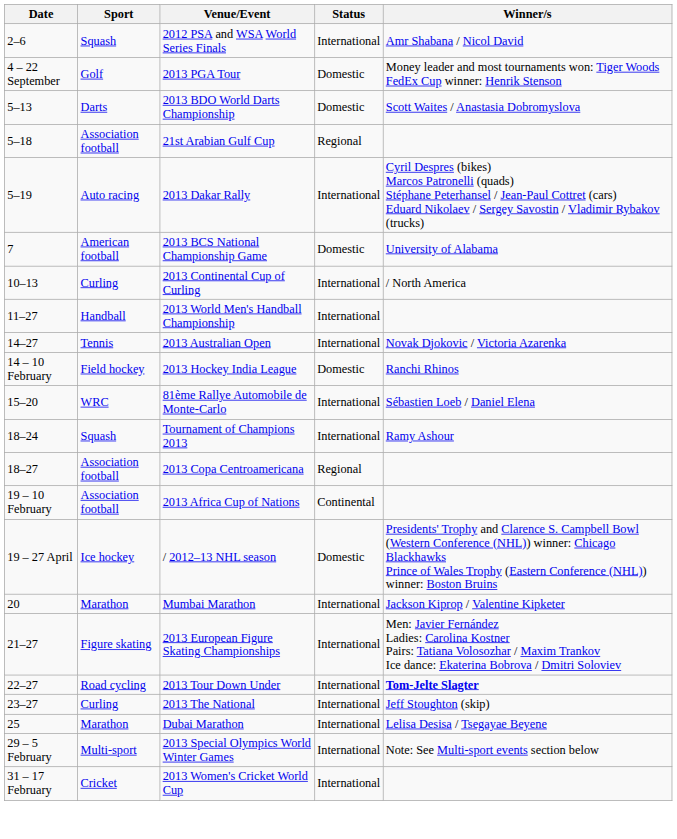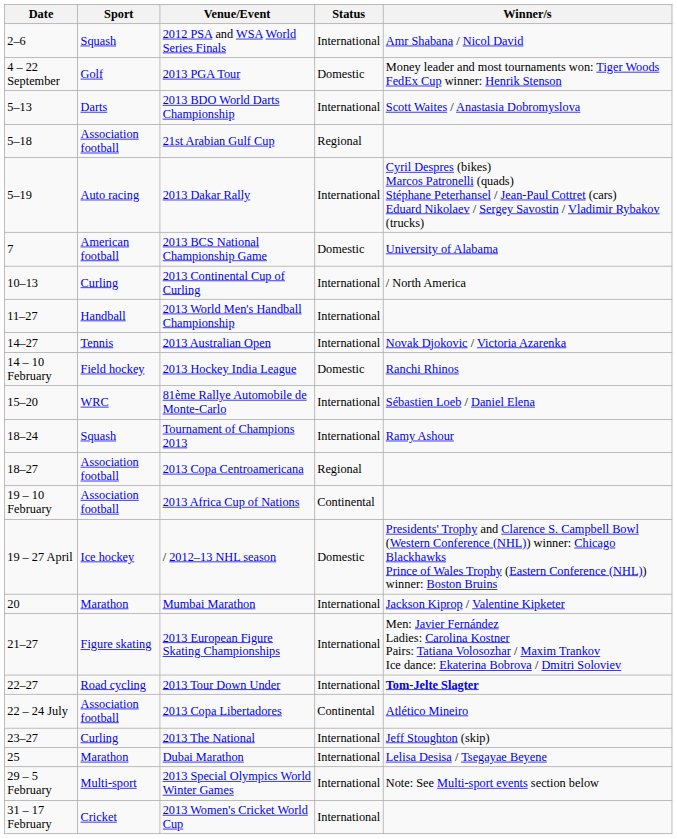(341, 107) Domestic -> (349, 107) International
+ row: (222, 711)
